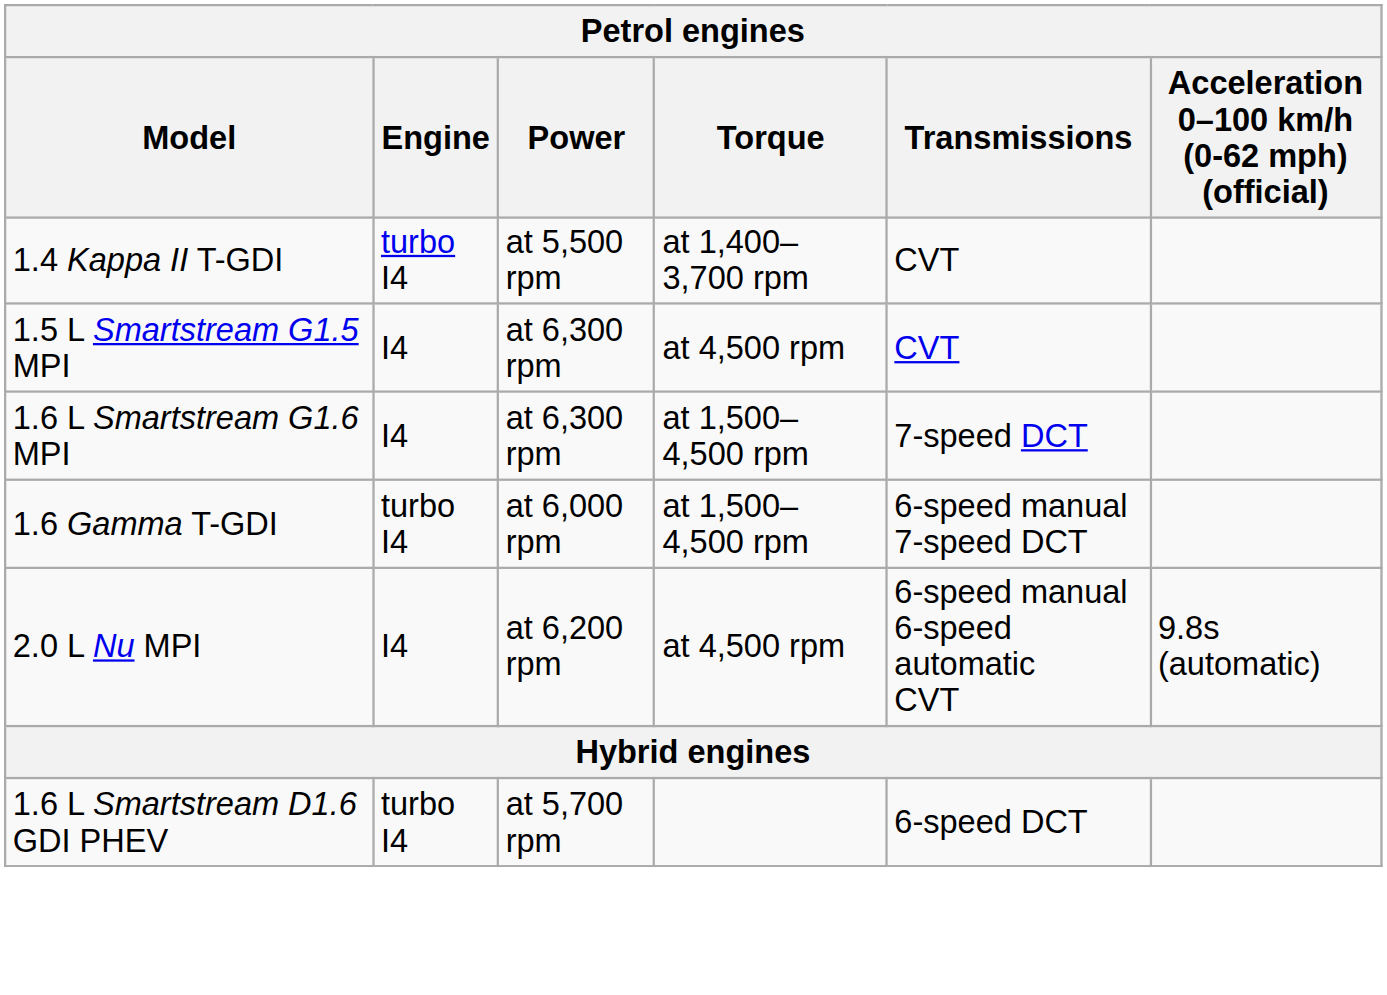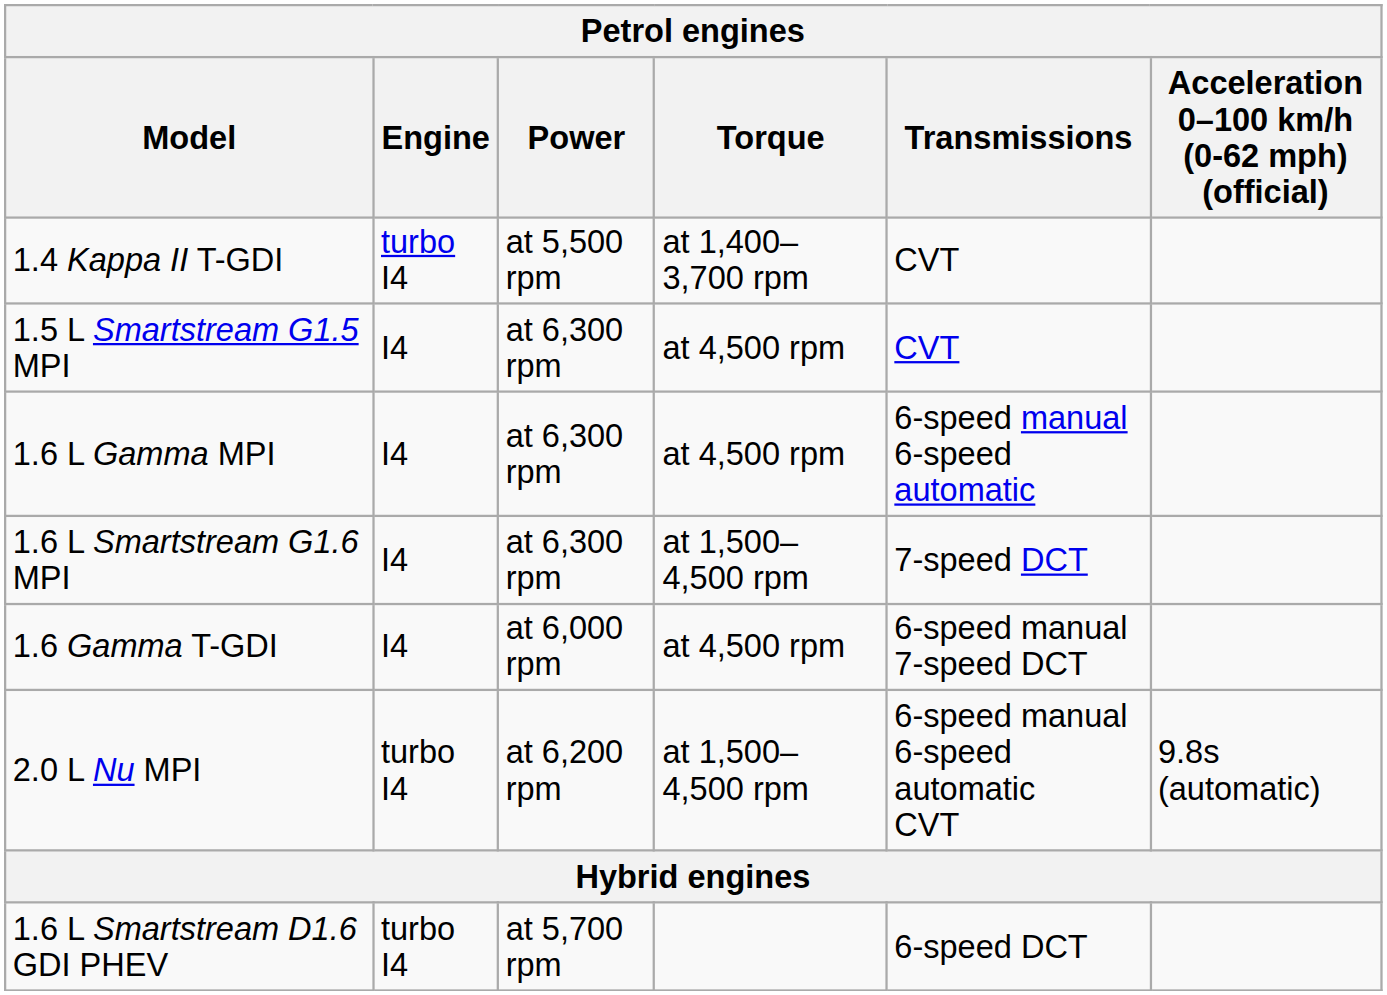+ row: (144, 454)
(418, 523) turbo I4 -> (395, 647) I4
(736, 523) at 1,500–4,500 rpm -> (754, 647) at 4,500 rpm
(395, 647) I4 -> (418, 771) turbo I4
(754, 647) at 4,500 rpm -> (736, 771) at 1,500–4,500 rpm
